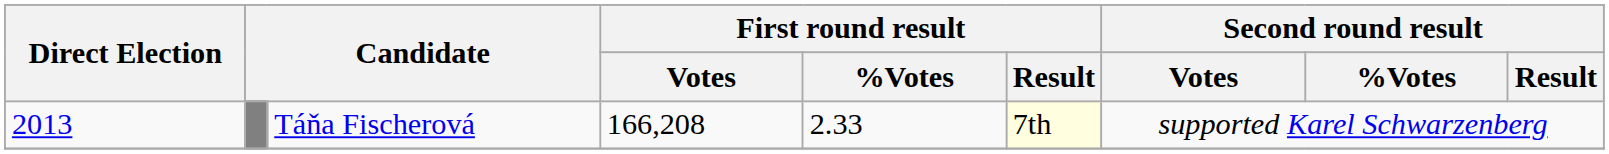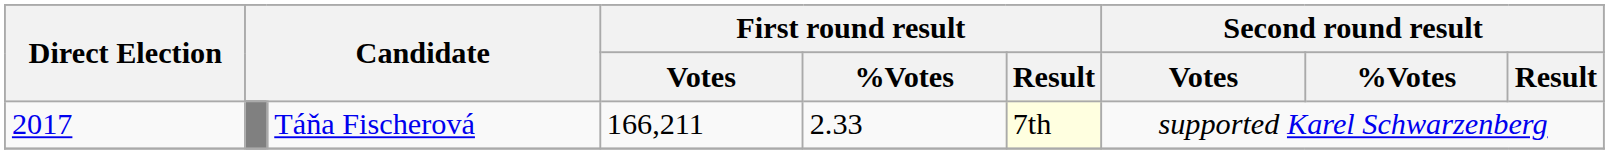(42, 124) 2013 -> (42, 124) 2017
(656, 124) 166,208 -> (655, 124) 166,211
